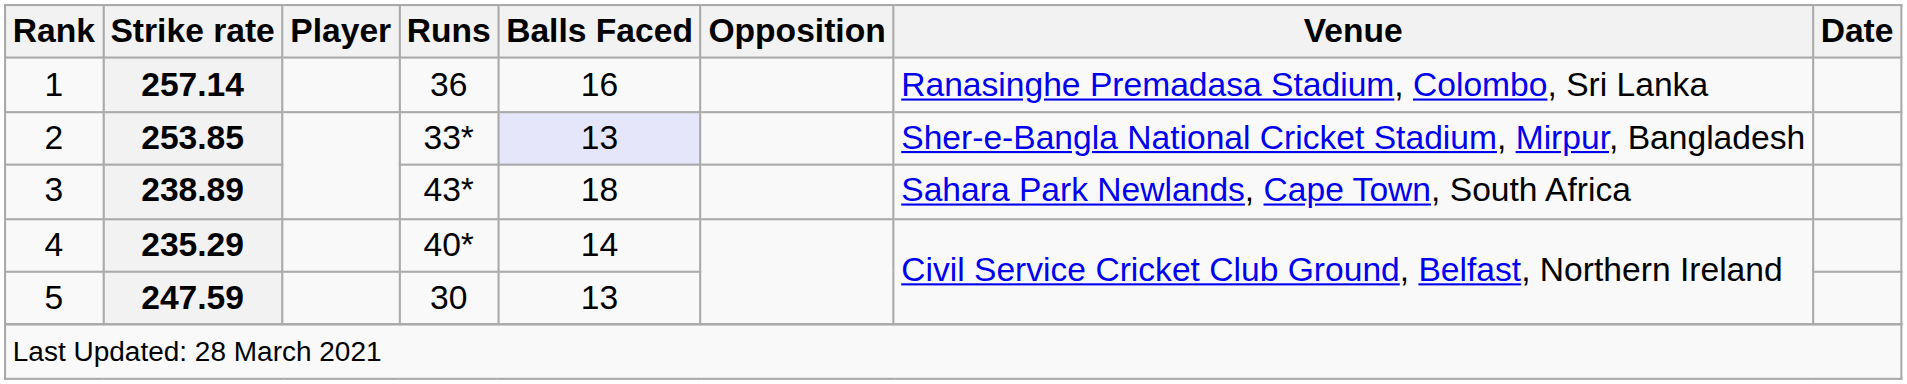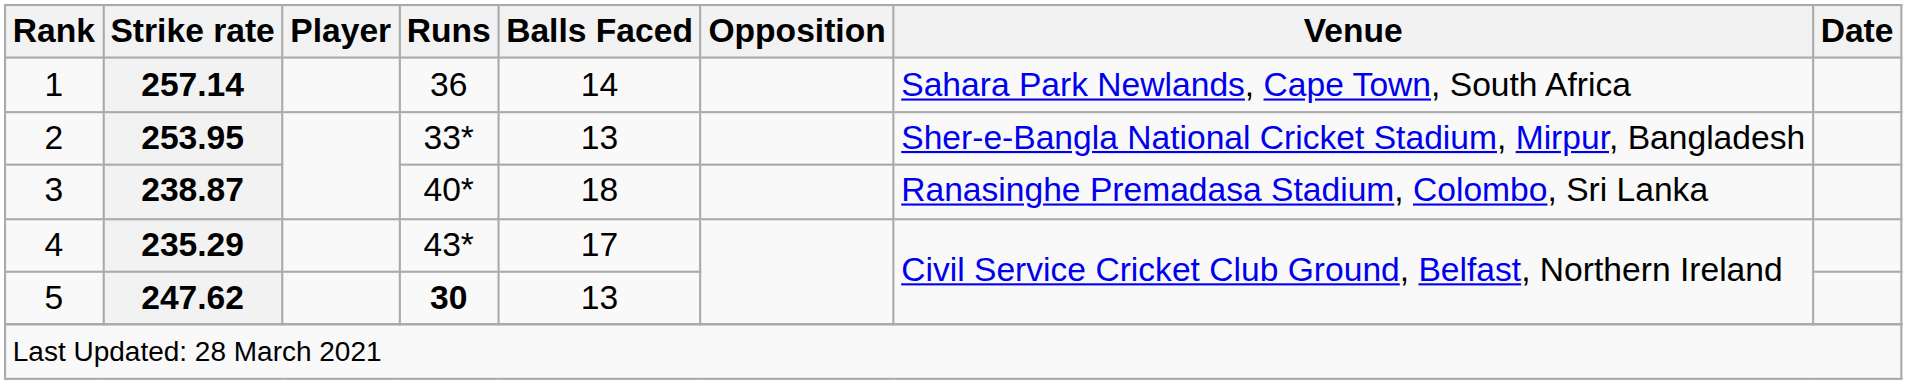(600, 84) 16 -> (600, 84) 14
(1305, 84) Ranasinghe Premadasa Stadium, Colombo, Sri Lanka -> (1266, 84) Sahara Park Newlands, Cape Town, South Africa
(193, 137) 253.85 -> (193, 137) 253.95
(600, 137) lavender background -> (600, 137) no background
(193, 191) 238.89 -> (193, 191) 238.87
(449, 191) 43* -> (449, 191) 40*
(1266, 191) Sahara Park Newlands, Cape Town, South Africa -> (1305, 191) Ranasinghe Premadasa Stadium, Colombo, Sri Lanka
(449, 244) 40* -> (449, 244) 43*
(600, 244) 14 -> (600, 244) 17
(193, 297) 247.59 -> (193, 297) 247.62
(449, 297) normal -> (449, 297) bold
